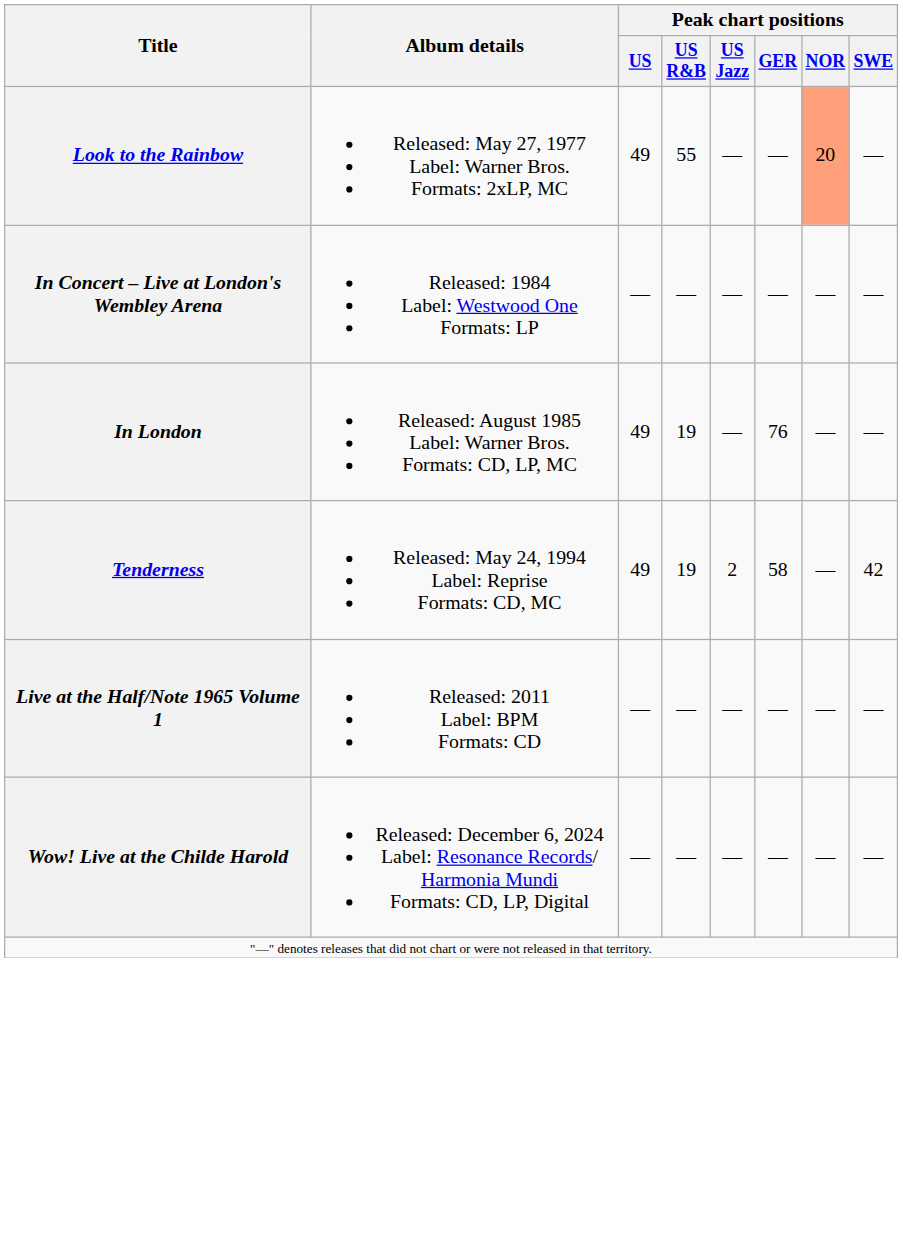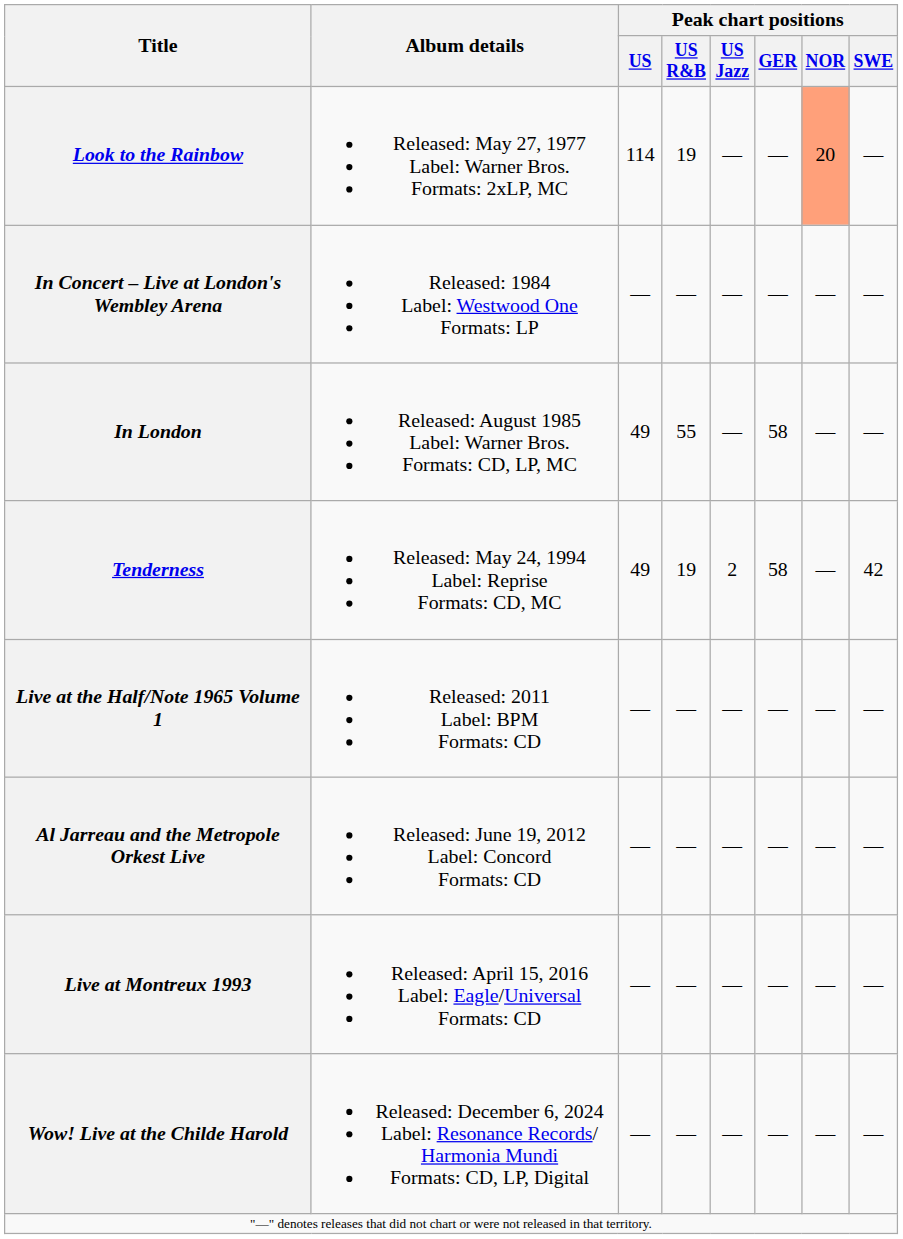(640, 155) 49 -> (640, 155) 114
(686, 155) 55 -> (686, 155) 19
(686, 431) 19 -> (686, 431) 55
(778, 431) 76 -> (778, 431) 58
+ row: (158, 846)
+ row: (158, 984)
